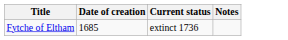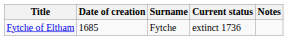+ column: (169, 12)
